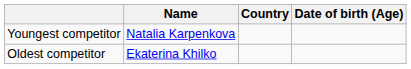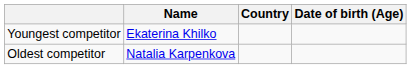(181, 34) Natalia Karpenkova -> (171, 34) Ekaterina Khilko
(171, 53) Ekaterina Khilko -> (181, 53) Natalia Karpenkova
